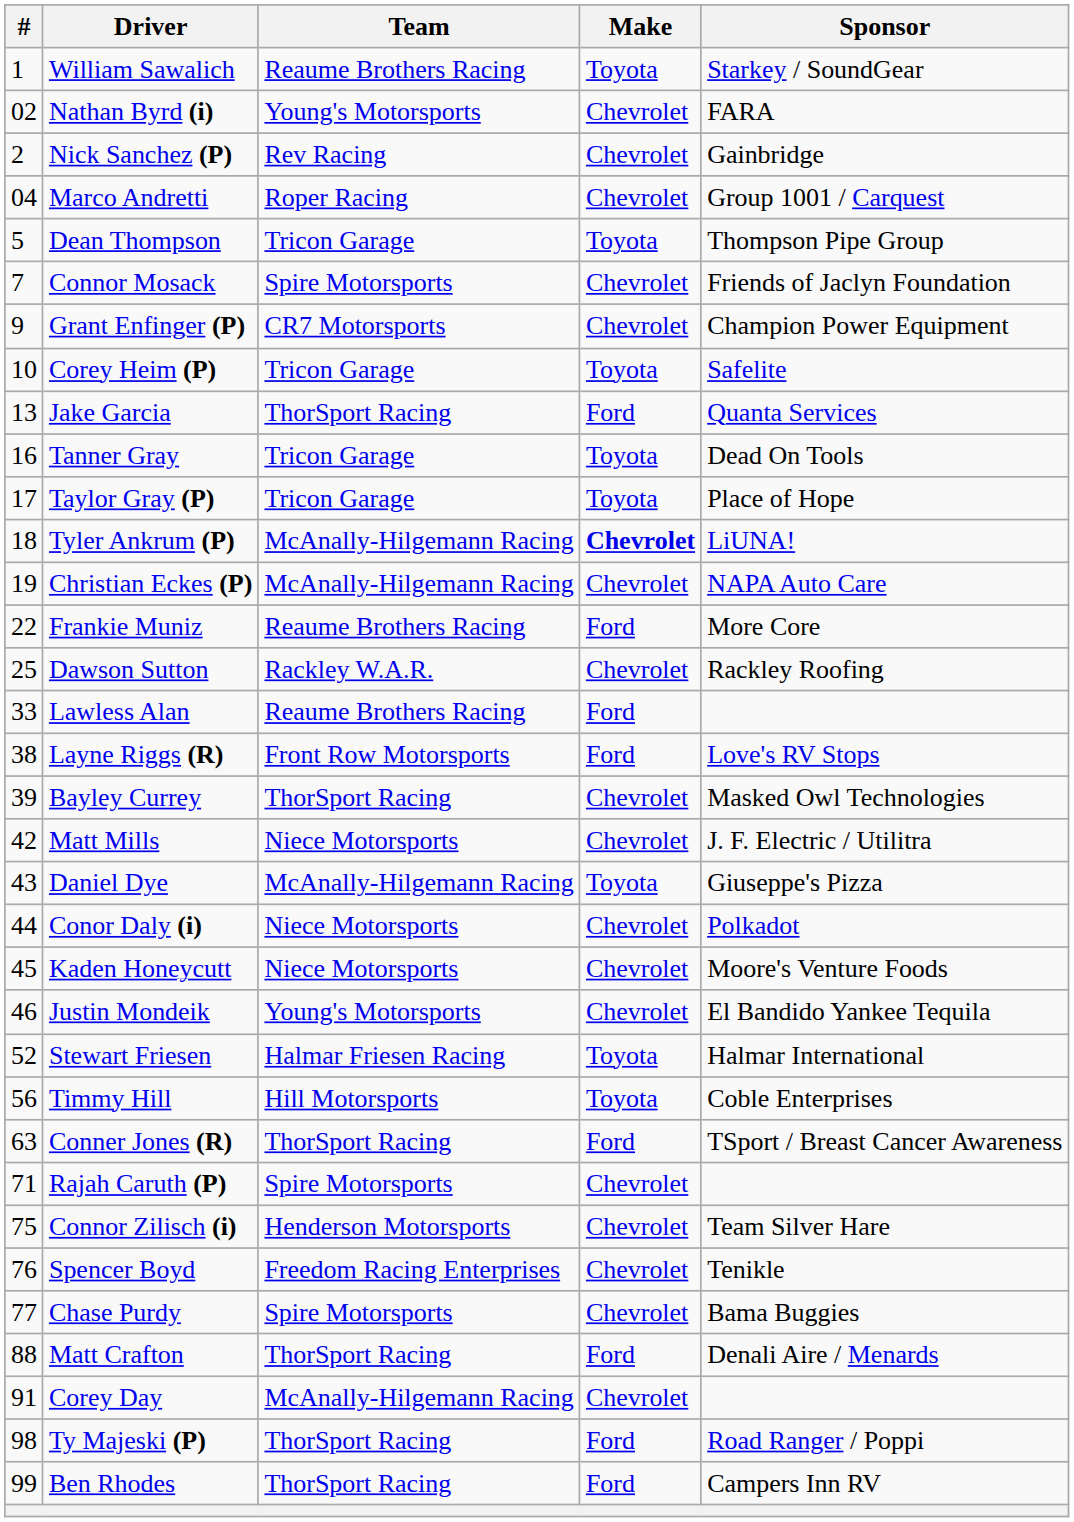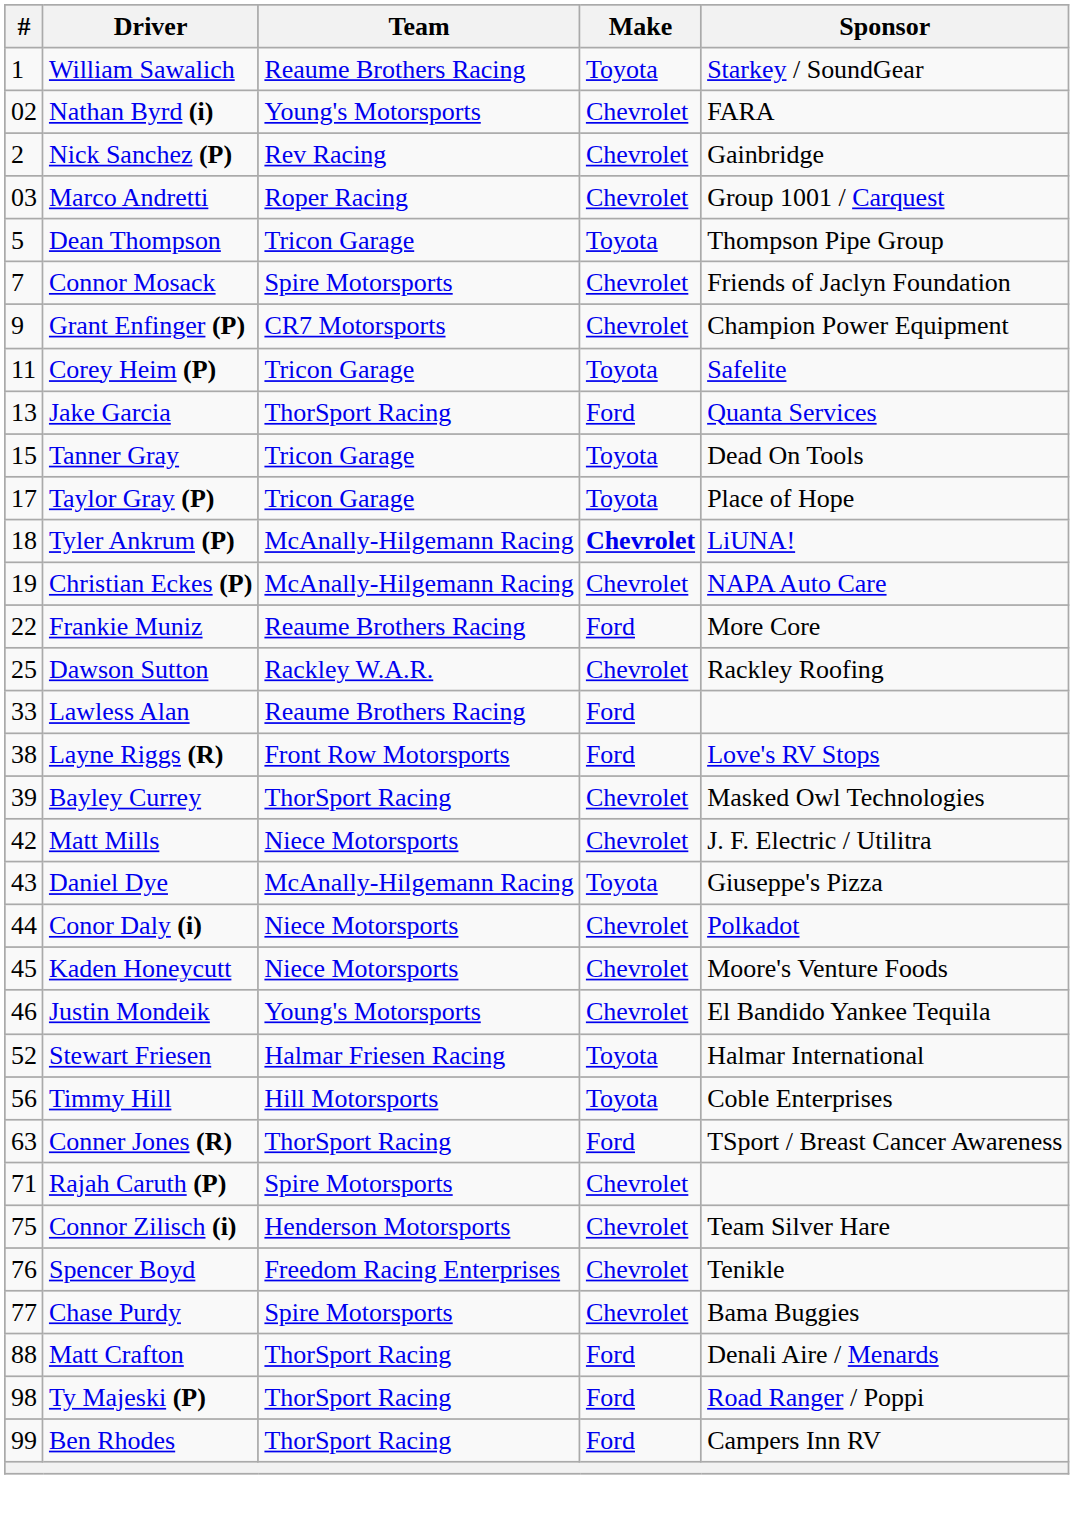(24, 197) 04 -> (24, 197) 03
(24, 368) 10 -> (23, 368) 11
(24, 454) 16 -> (24, 454) 15
- row: (106, 1397)
